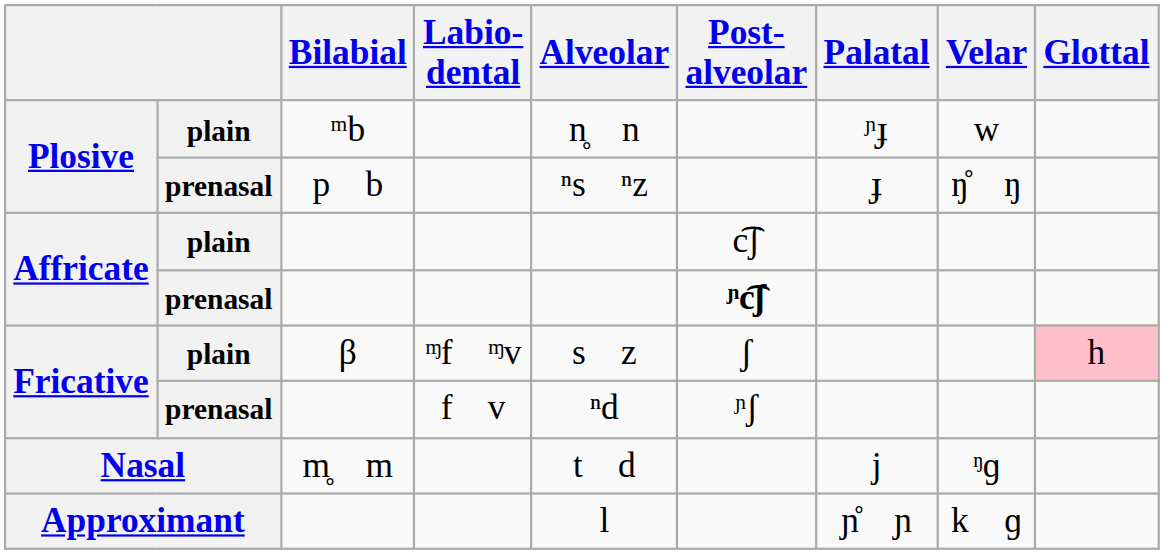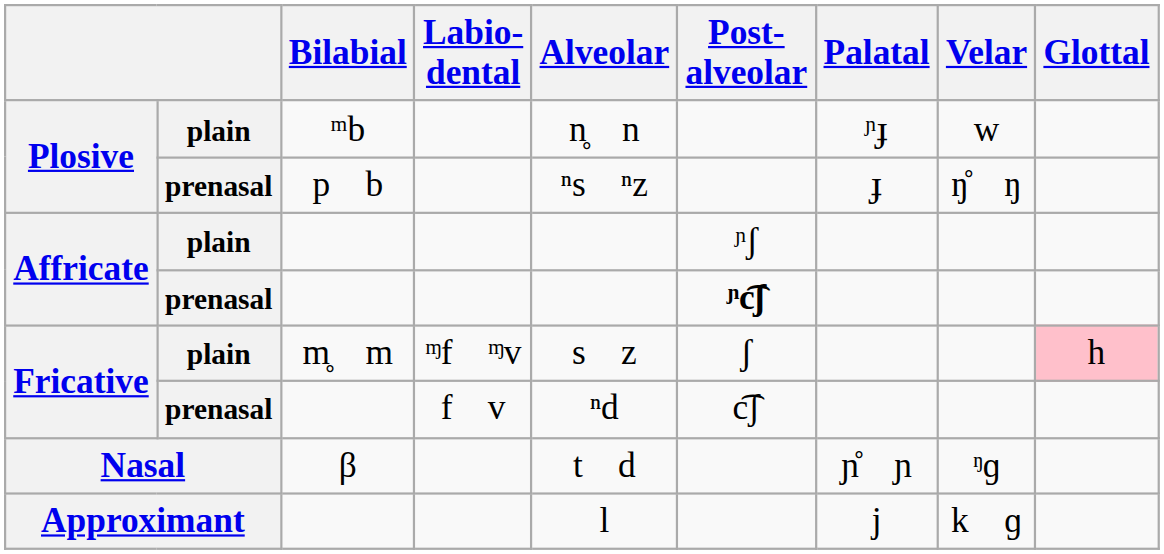(746, 240) c͡ʃ -> (746, 240) ᶮʃ
(348, 352) β -> (348, 352) m̥ m
(746, 408) ᶮʃ -> (746, 408) c͡ʃ
(348, 464) m̥ m -> (348, 464) β
(877, 464) j -> (877, 464) ɲ̊ ɲ
(877, 520) ɲ̊ ɲ -> (877, 520) j
